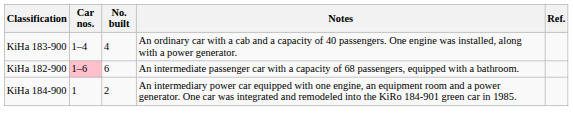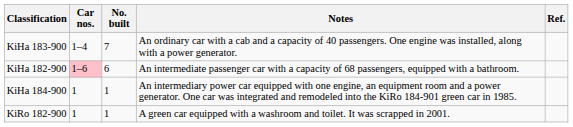(107, 46) 4 -> (107, 46) 7
(107, 91) 2 -> (107, 91) 1
+ row: (37, 113)
